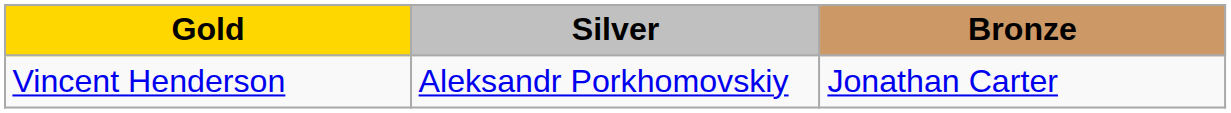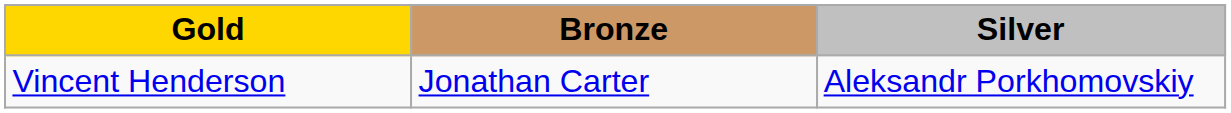columns swapped: (616, 30) <-> (1023, 30)
